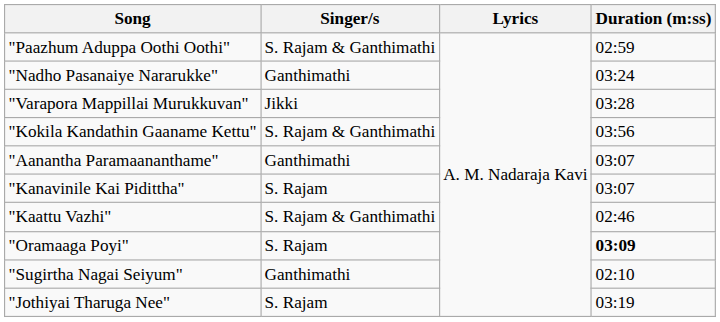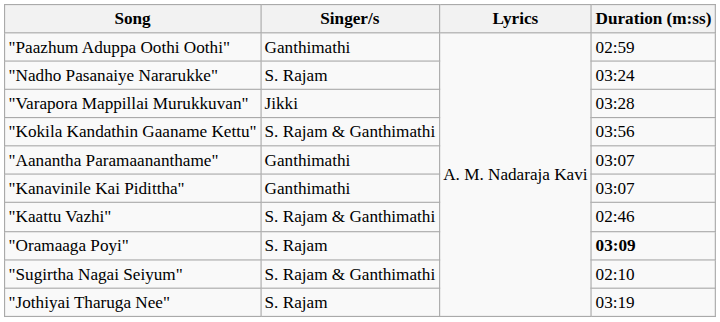(350, 47) S. Rajam & Ganthimathi -> (307, 47) Ganthimathi
(307, 75) Ganthimathi -> (296, 75) S. Rajam
(296, 188) S. Rajam -> (307, 188) Ganthimathi
(307, 273) Ganthimathi -> (350, 273) S. Rajam & Ganthimathi
